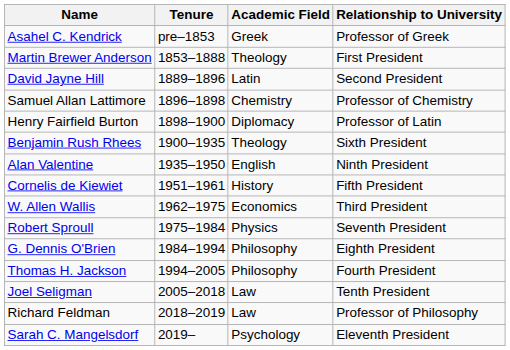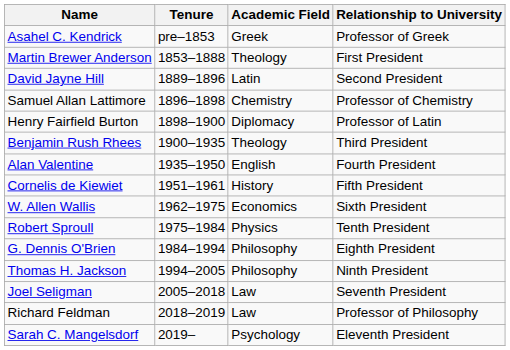(381, 143) Sixth President -> (382, 143) Third President
(382, 164) Ninth President -> (386, 164) Fourth President
(382, 206) Third President -> (381, 206) Sixth President
(391, 228) Seventh President -> (383, 228) Tenth President
(386, 270) Fourth President -> (382, 270) Ninth President
(383, 292) Tenth President -> (391, 292) Seventh President
